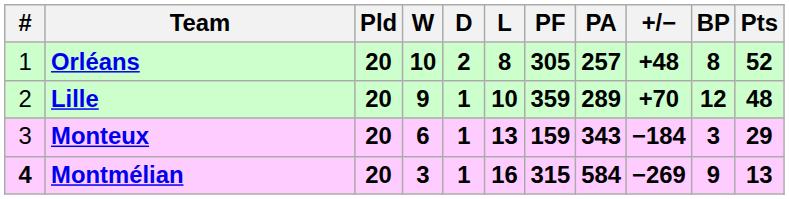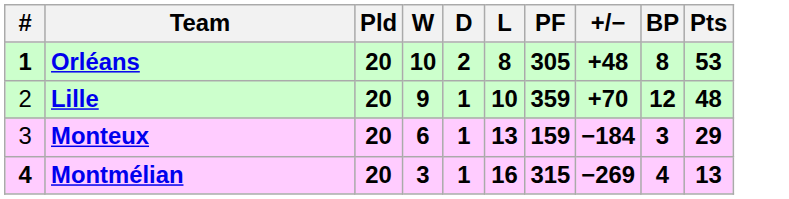- column: (601, 23)
(25, 61) normal -> (25, 61) bold
(759, 61) 52 -> (709, 61) 53
(713, 174) 9 -> (662, 174) 4
